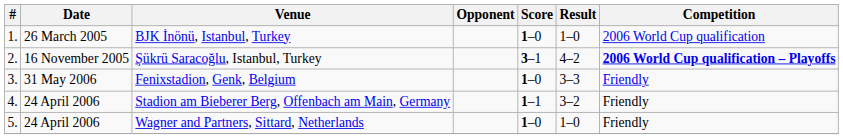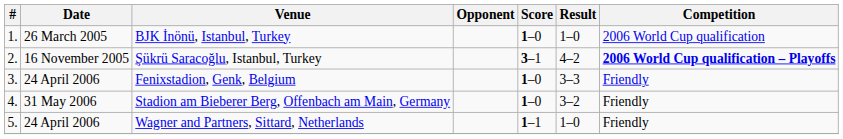(60, 79) 31 May 2006 -> (62, 79) 24 April 2006
(62, 101) 24 April 2006 -> (60, 101) 31 May 2006
(531, 101) 1–1 -> (531, 101) 1–0
(531, 123) 1–0 -> (531, 123) 1–1
